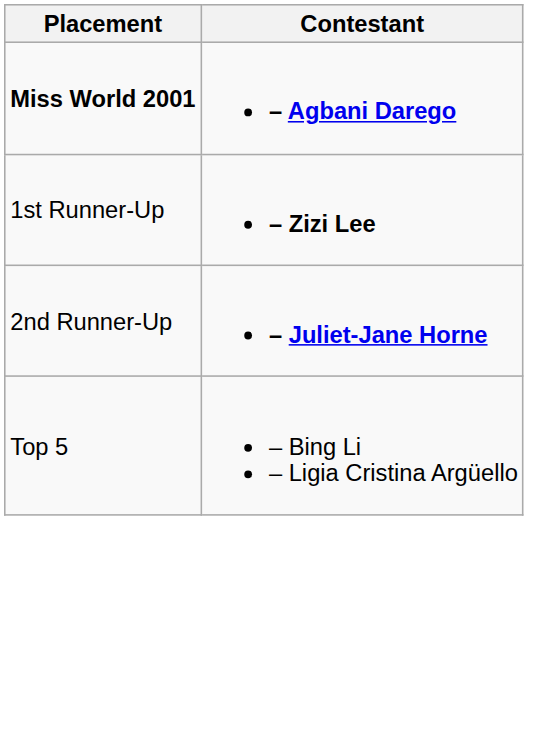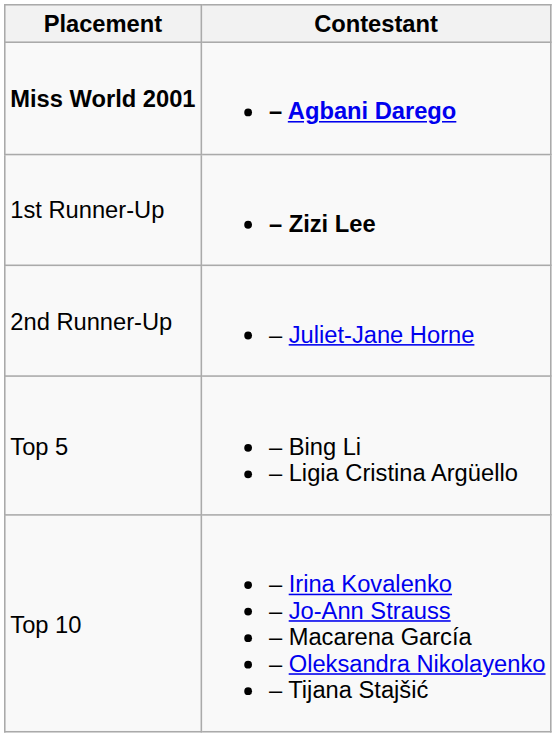(362, 334) bold -> (376, 334) normal
+ row: (46, 624)
